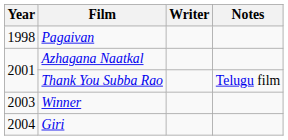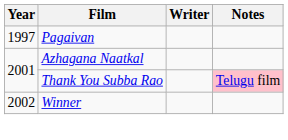(21, 37) 1998 -> (21, 37) 1997
(248, 80) no background -> (248, 80) pink background
(21, 102) 2003 -> (21, 102) 2002
- row: (53, 124)
